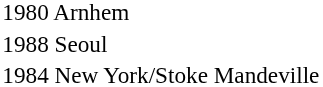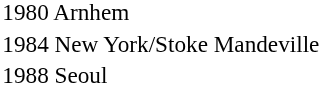rows swapped: (161, 75) <-> (55, 44)
